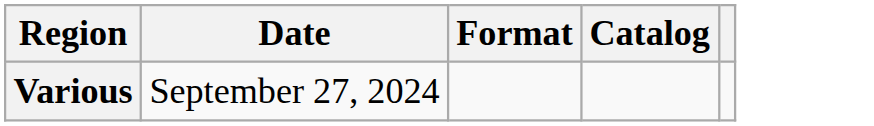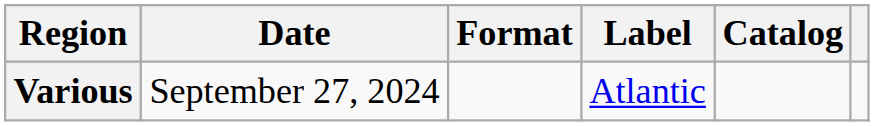+ column: (648, 33)
